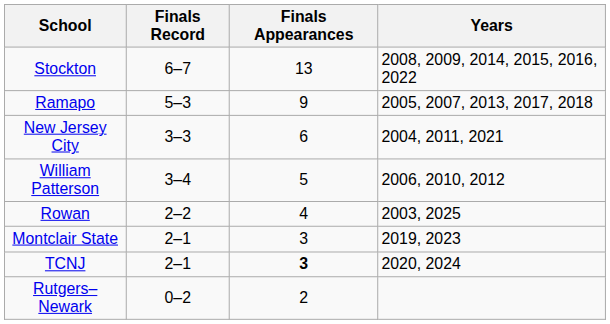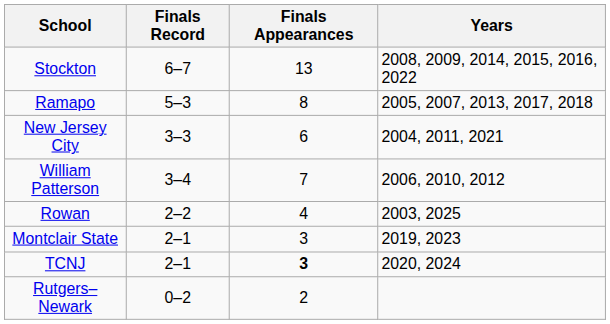(304, 102) 9 -> (304, 102) 8
(304, 179) 5 -> (304, 179) 7
